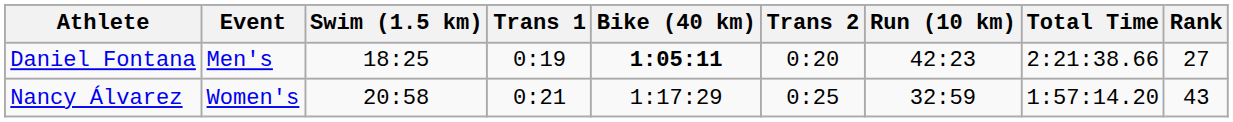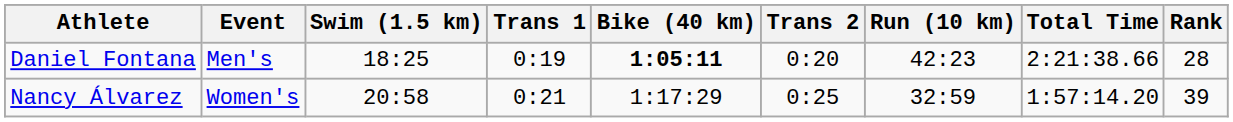(1196, 60) 27 -> (1196, 60) 28
(1196, 98) 43 -> (1196, 98) 39
